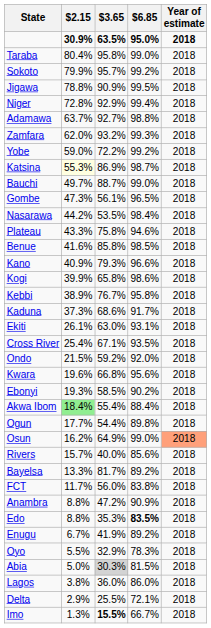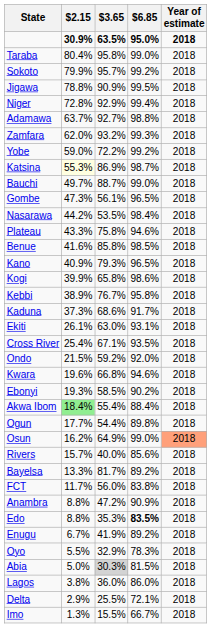(145, 263) 96.6% -> (145, 263) 96.5%
(145, 375) 95.6% -> (145, 375) 94.6%
(111, 615) bold -> (111, 615) normal
